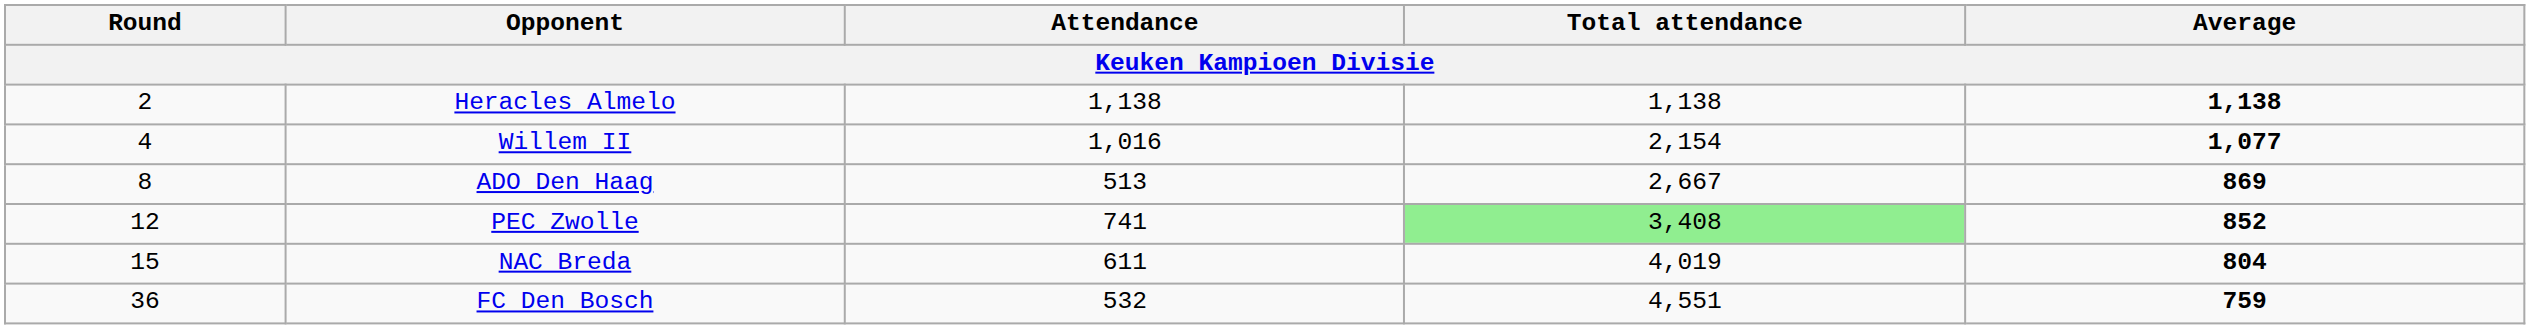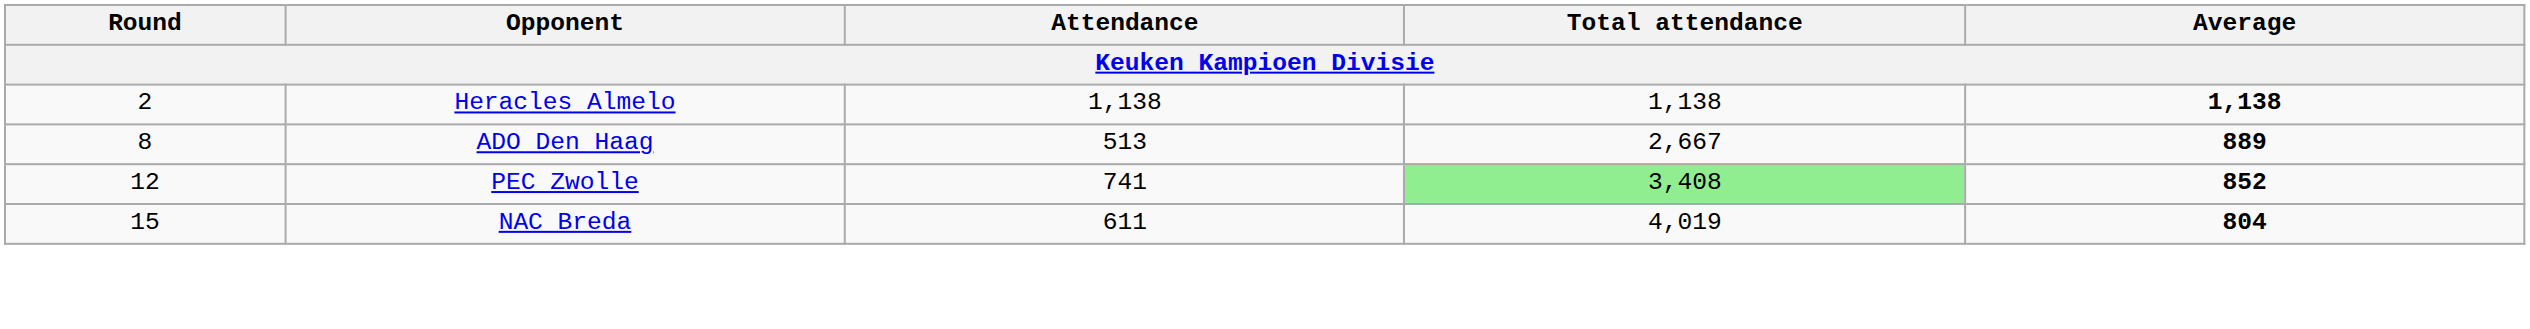- row: (565, 144)
(2245, 184) 869 -> (2245, 144) 889
- row: (565, 303)
